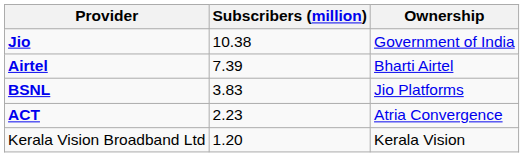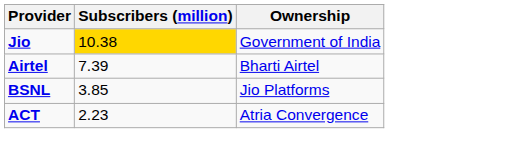(232, 41) no background -> (98, 41) gold background
(228, 90) 3.83 -> (93, 90) 3.85
- row: (107, 139)
